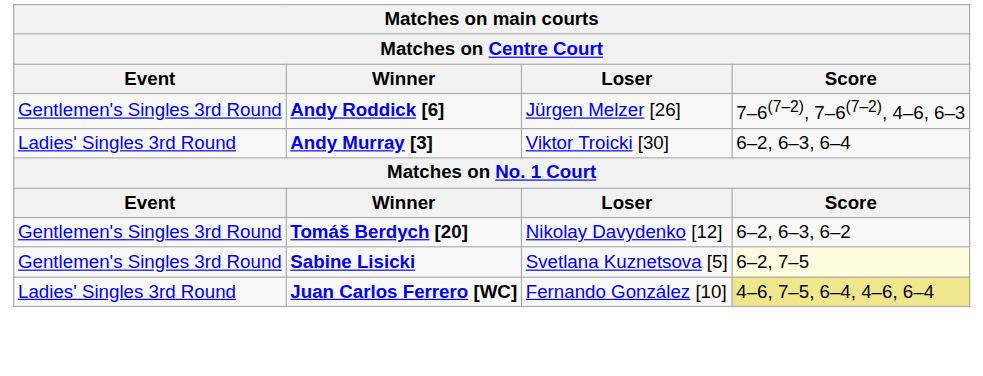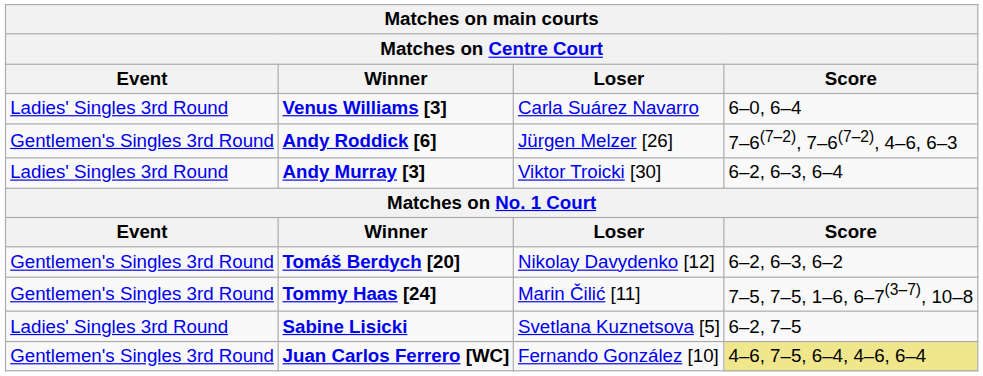+ row: (365, 108)
+ row: (359, 294)
(150, 261) Gentlemen's Singles 3rd Round -> (119, 326) Ladies' Singles 3rd Round
(773, 261) lightyellow background -> (765, 326) no background
(127, 291) Ladies' Singles 3rd Round -> (142, 356) Gentlemen's Singles 3rd Round
